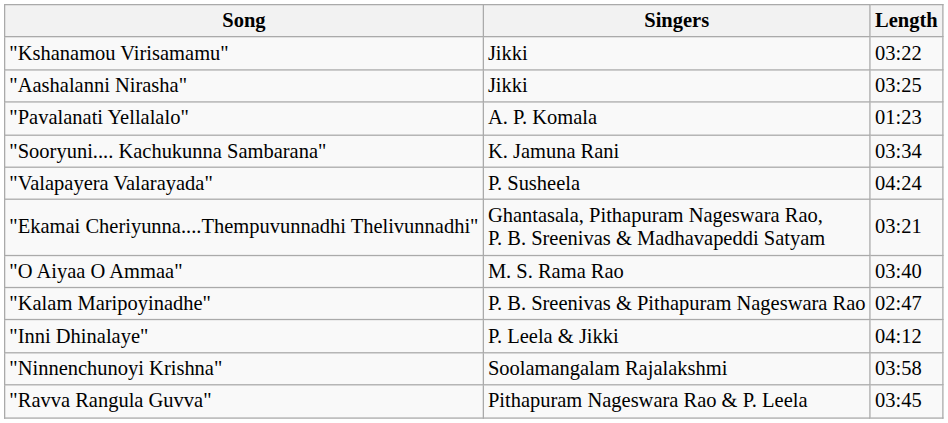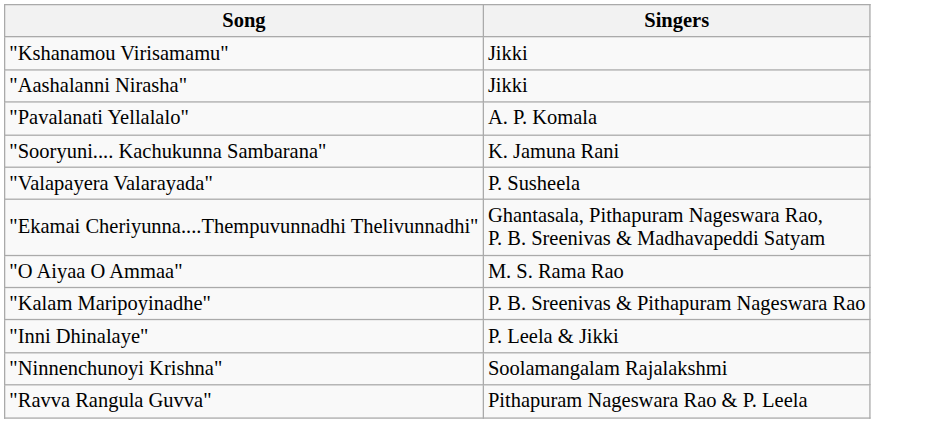- column: (906, 20)
